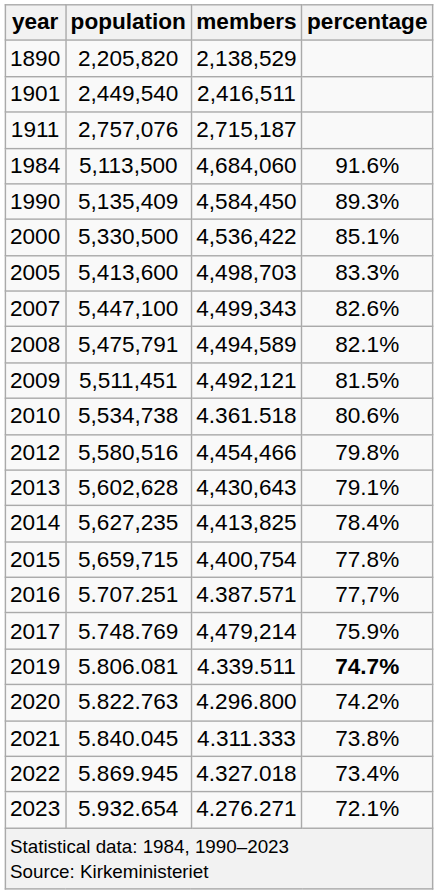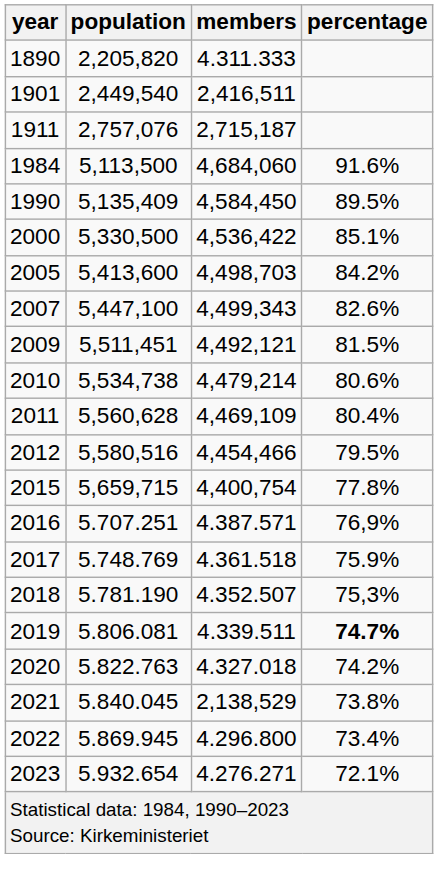(246, 58) 2,138,529 -> (246, 58) 4.311.333
(367, 201) 89.3% -> (367, 201) 89.5%
(367, 272) 83.3% -> (367, 272) 84.2%
- row: (35, 344)
(246, 416) 4.361.518 -> (246, 380) 4,479,214
+ row: (35, 416)
(367, 451) 79.8% -> (367, 451) 79.5%
- row: (35, 487)
- row: (35, 523)
(367, 594) 77,7% -> (367, 523) 76,9%
(246, 630) 4,479,214 -> (246, 559) 4.361.518
+ row: (35, 594)
(246, 702) 4.296.800 -> (246, 666) 4.327.018
(246, 738) 4.311.333 -> (246, 702) 2,138,529
(246, 773) 4.327.018 -> (246, 738) 4.296.800
